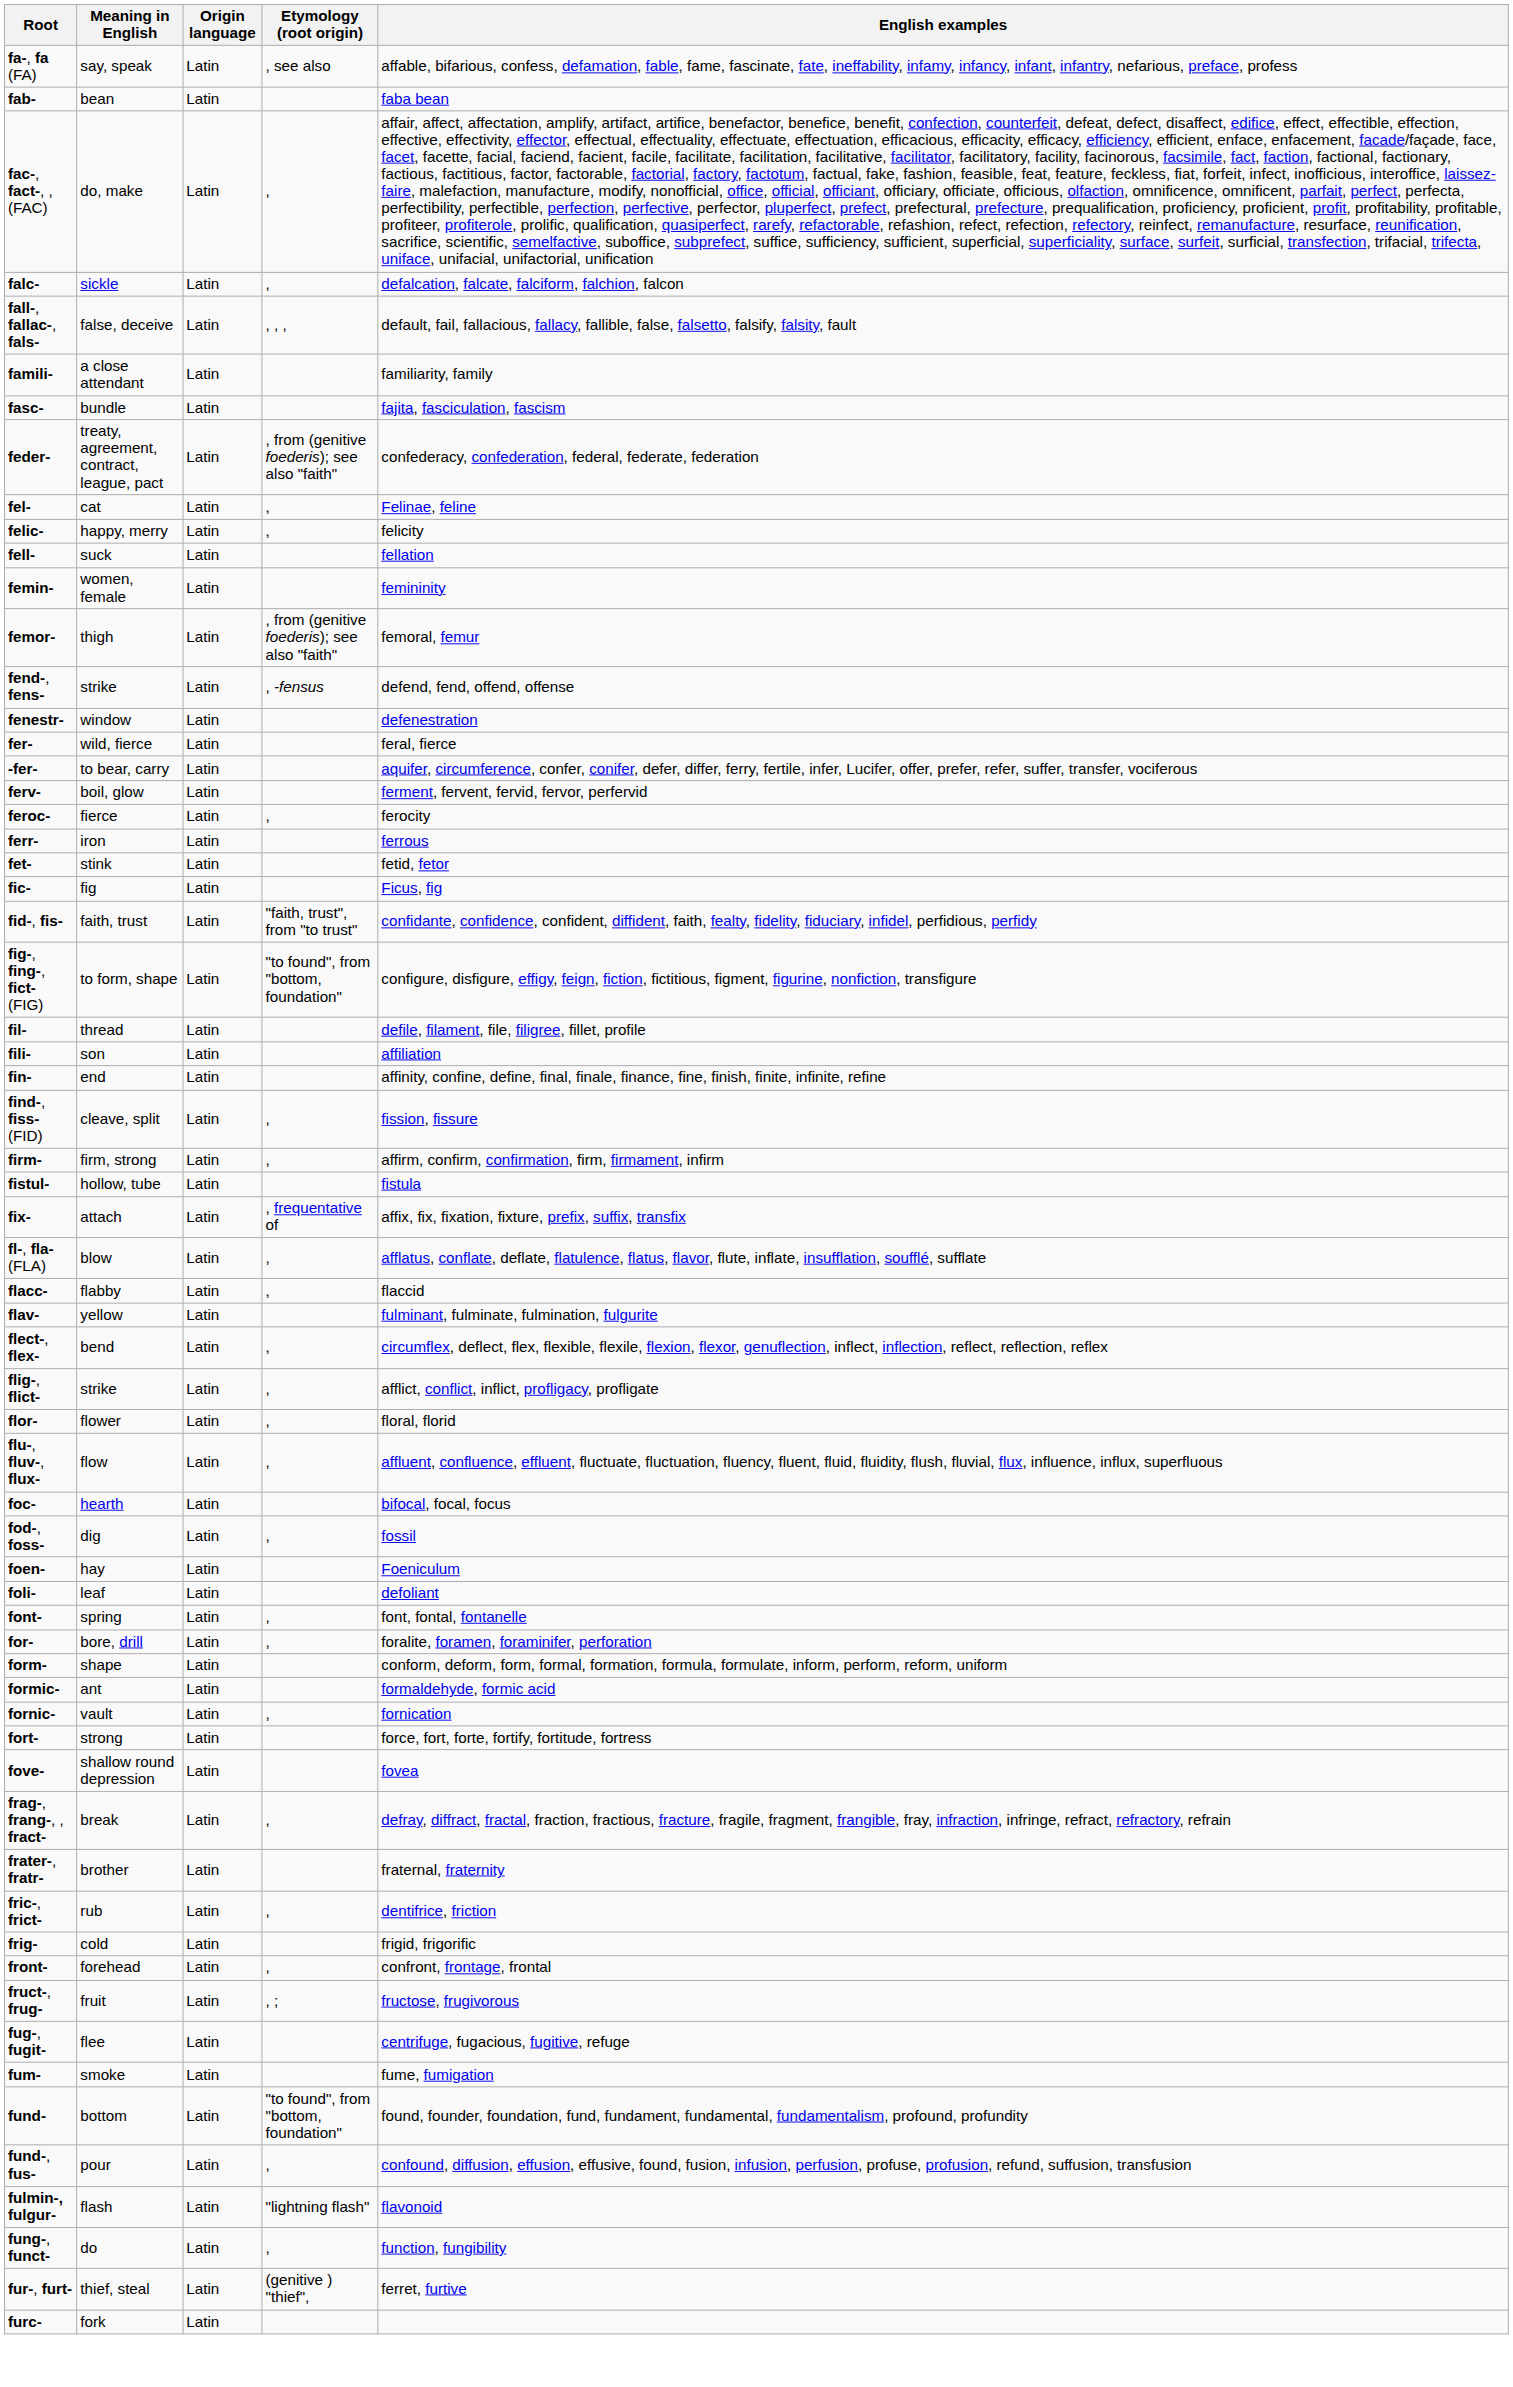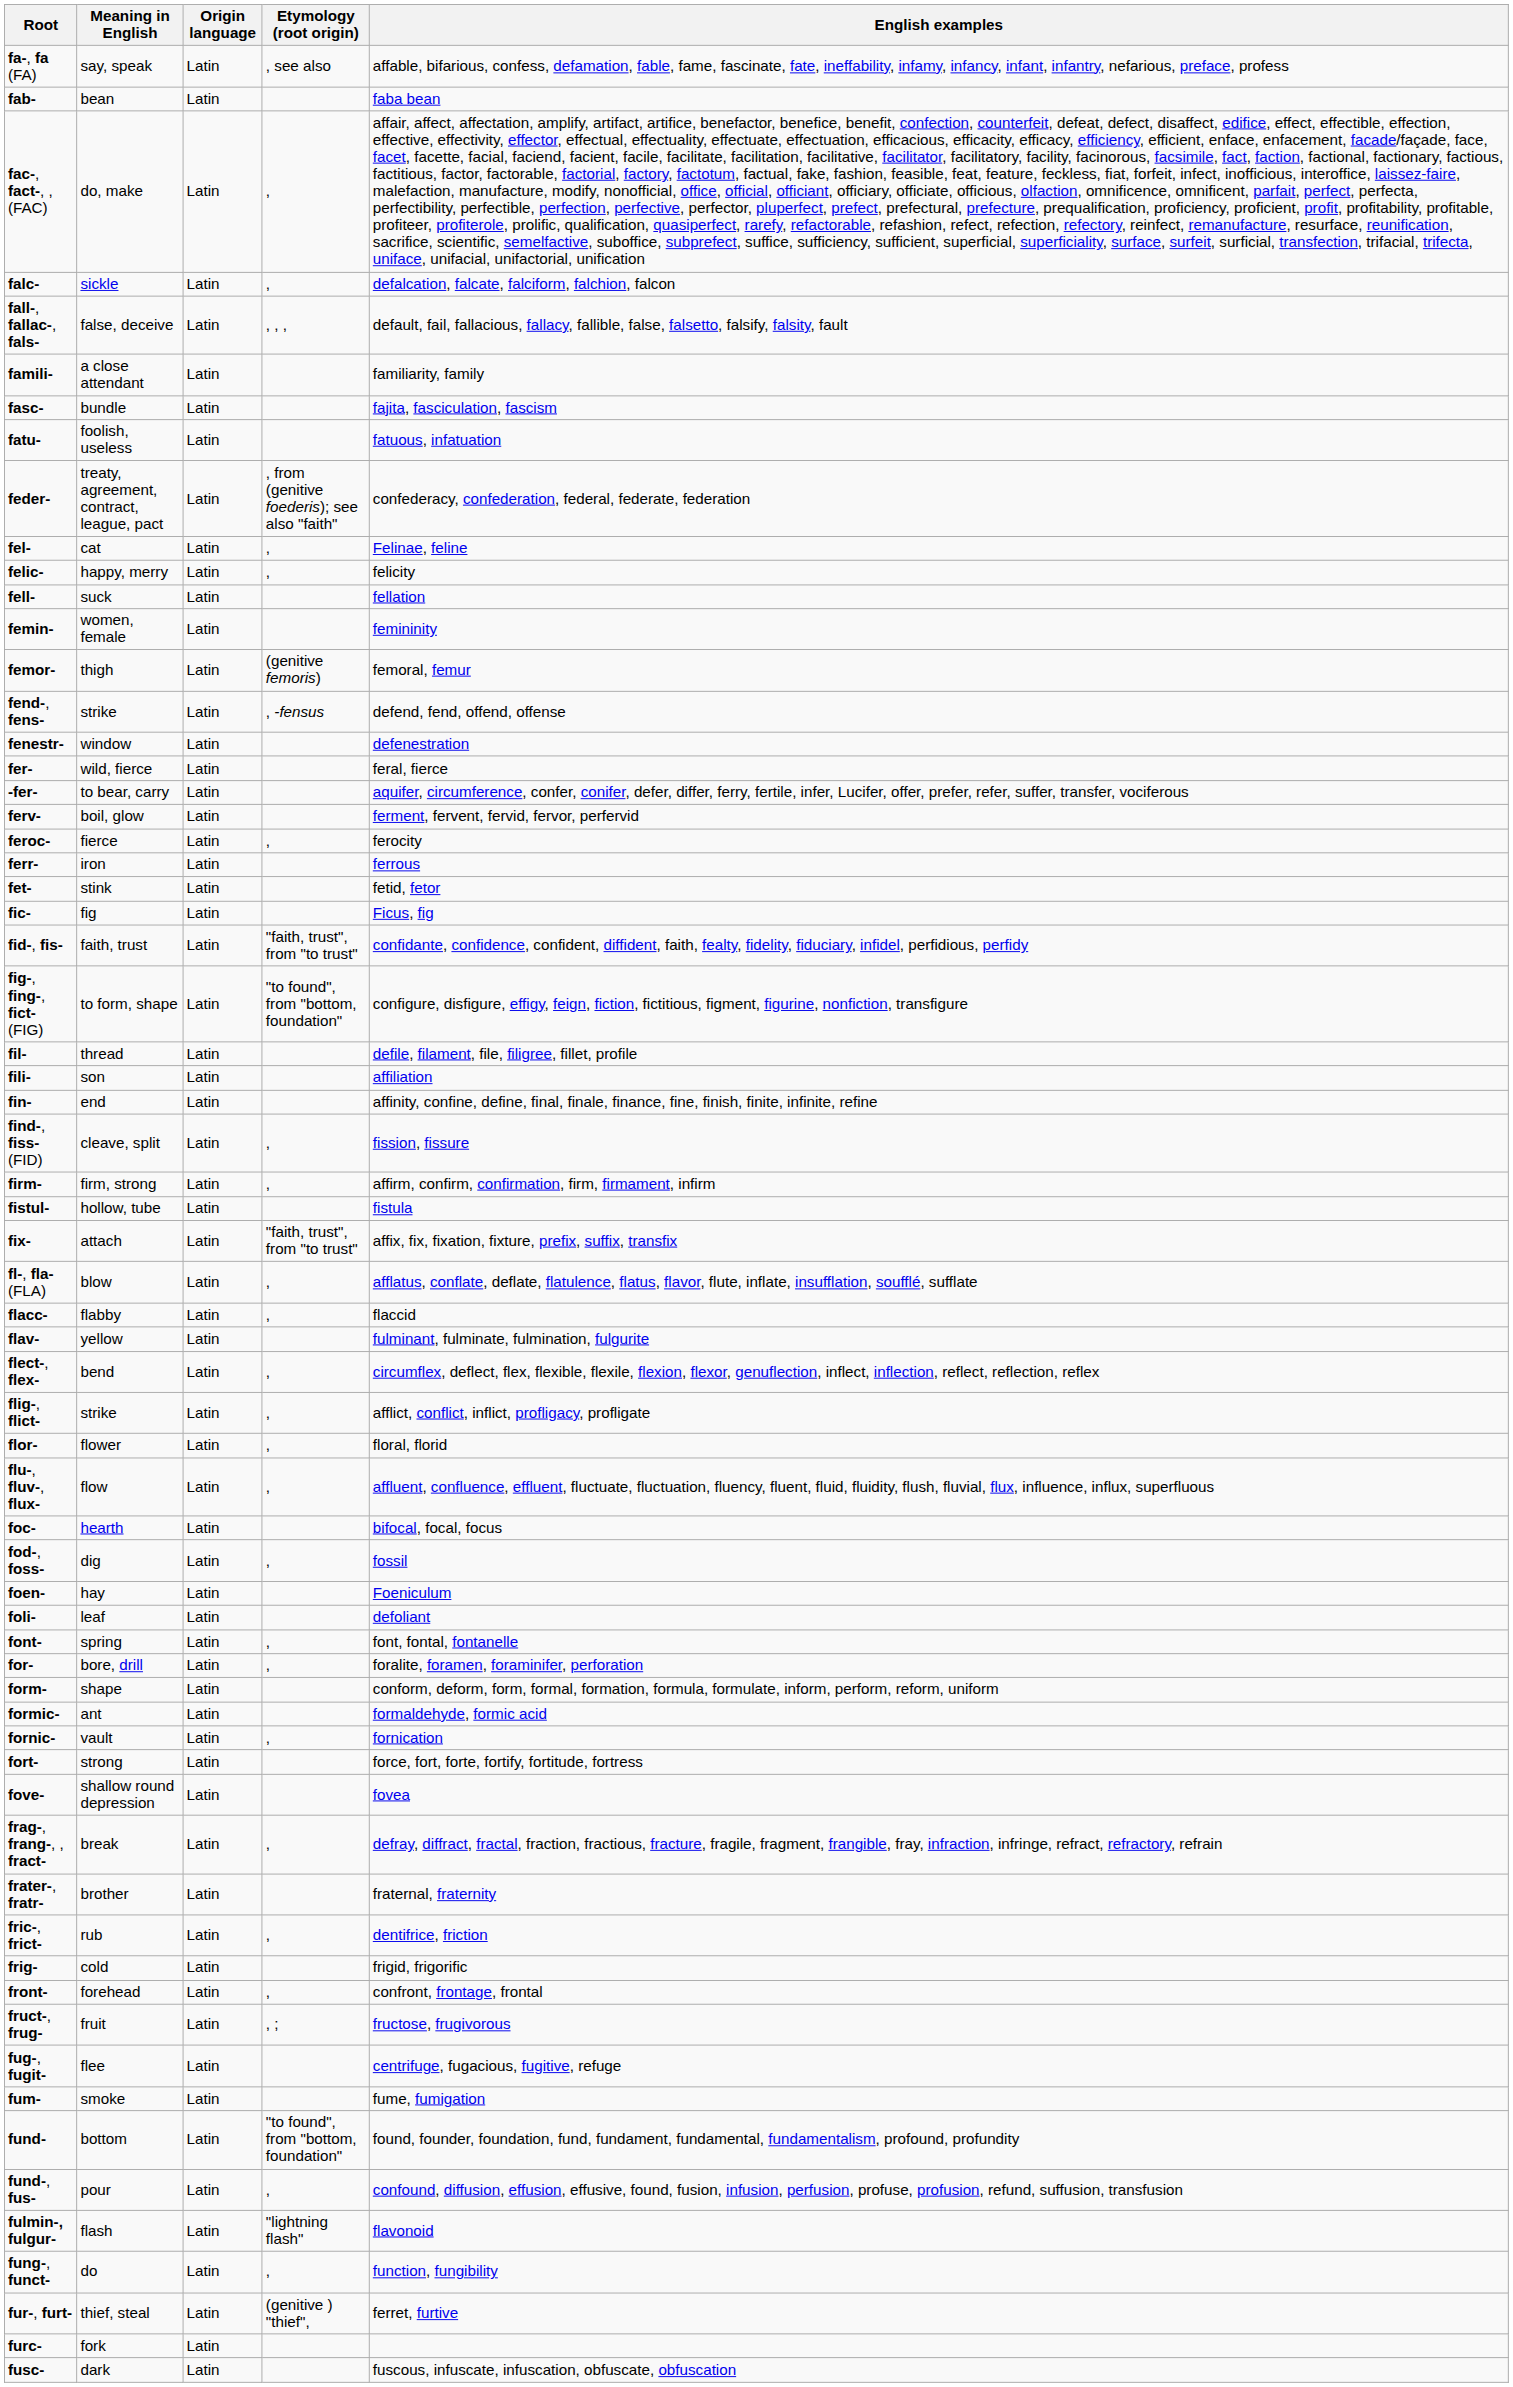+ row: (24, 440)
(316, 637) , from (genitive foederis); see also "faith" -> (295, 670) (genitive femoris)
(314, 1216) , frequentative of -> (312, 1241) "faith, trust", from "to trust"
+ row: (26, 2370)
